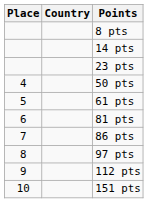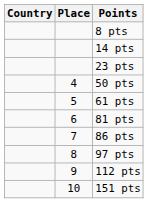columns swapped: (23, 13) <-> (67, 13)
